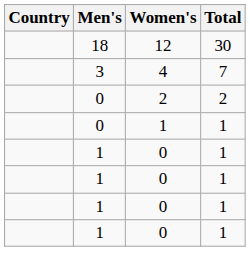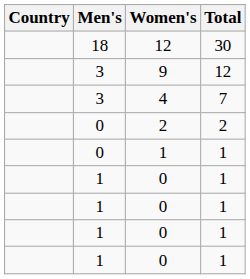+ row: (163, 71)
